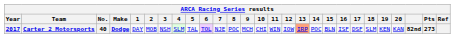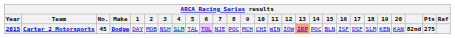(13, 28) 2017 -> (13, 28) 2015
(103, 28) 40 -> (103, 28) 45
(429, 28) 273 -> (429, 28) 275
